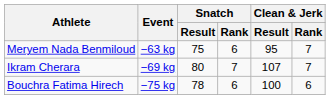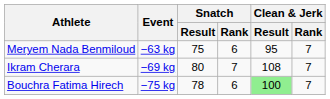(271, 68) 107 -> (271, 68) 108
(271, 86) no background -> (271, 86) lightgreen background
(308, 86) 6 -> (308, 86) 7
